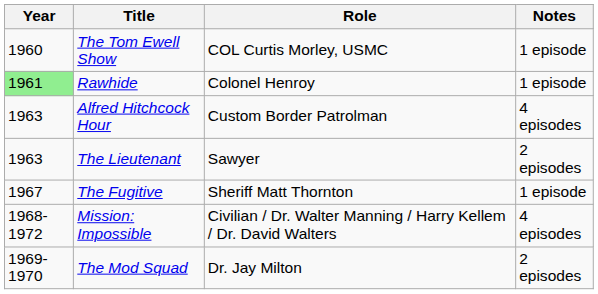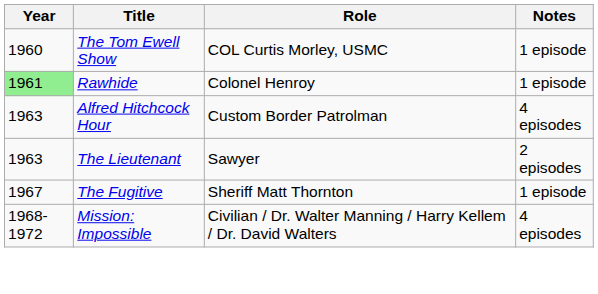- row: (133, 267)
